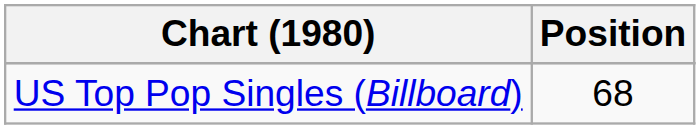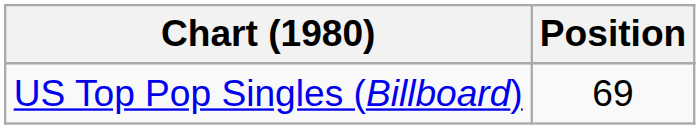(613, 92) 68 -> (613, 92) 69
